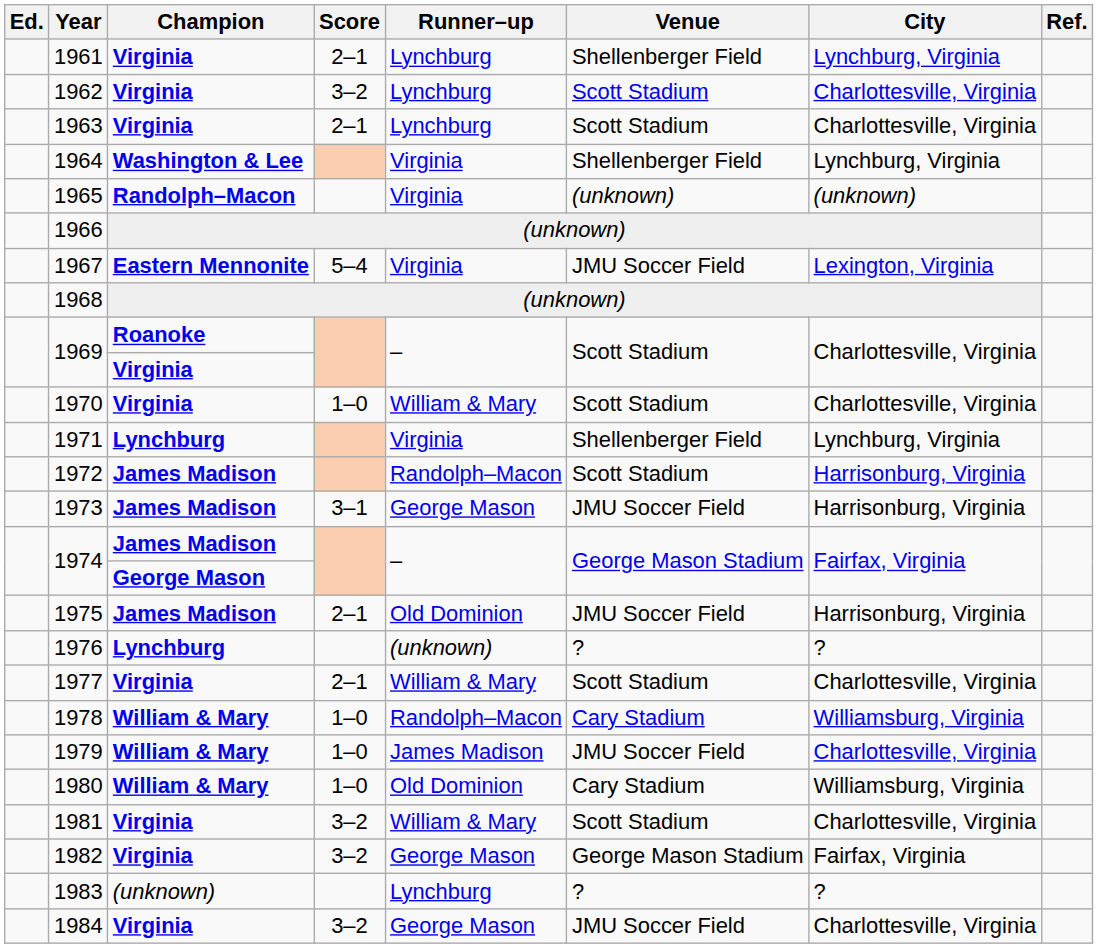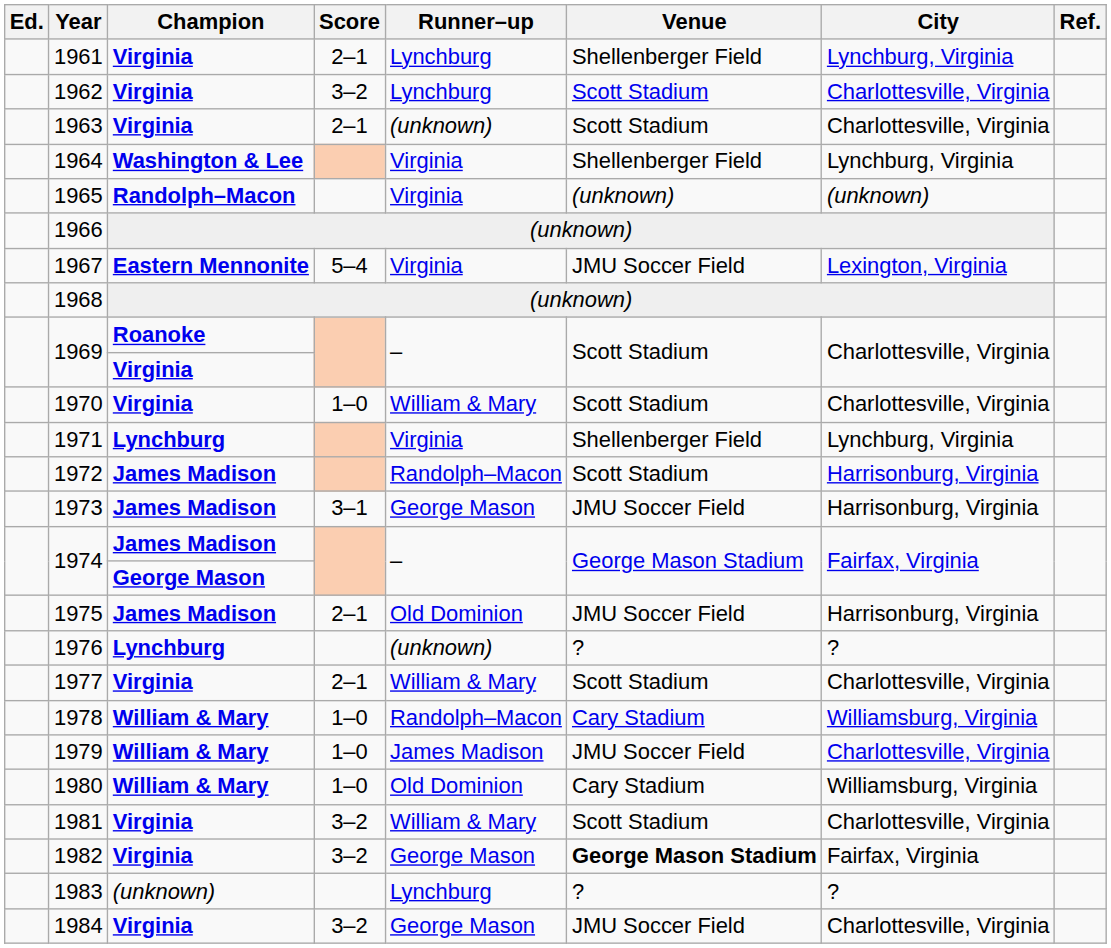(441, 126) Lynchburg -> (441, 126) (unknown)
(688, 856) normal -> (694, 856) bold
